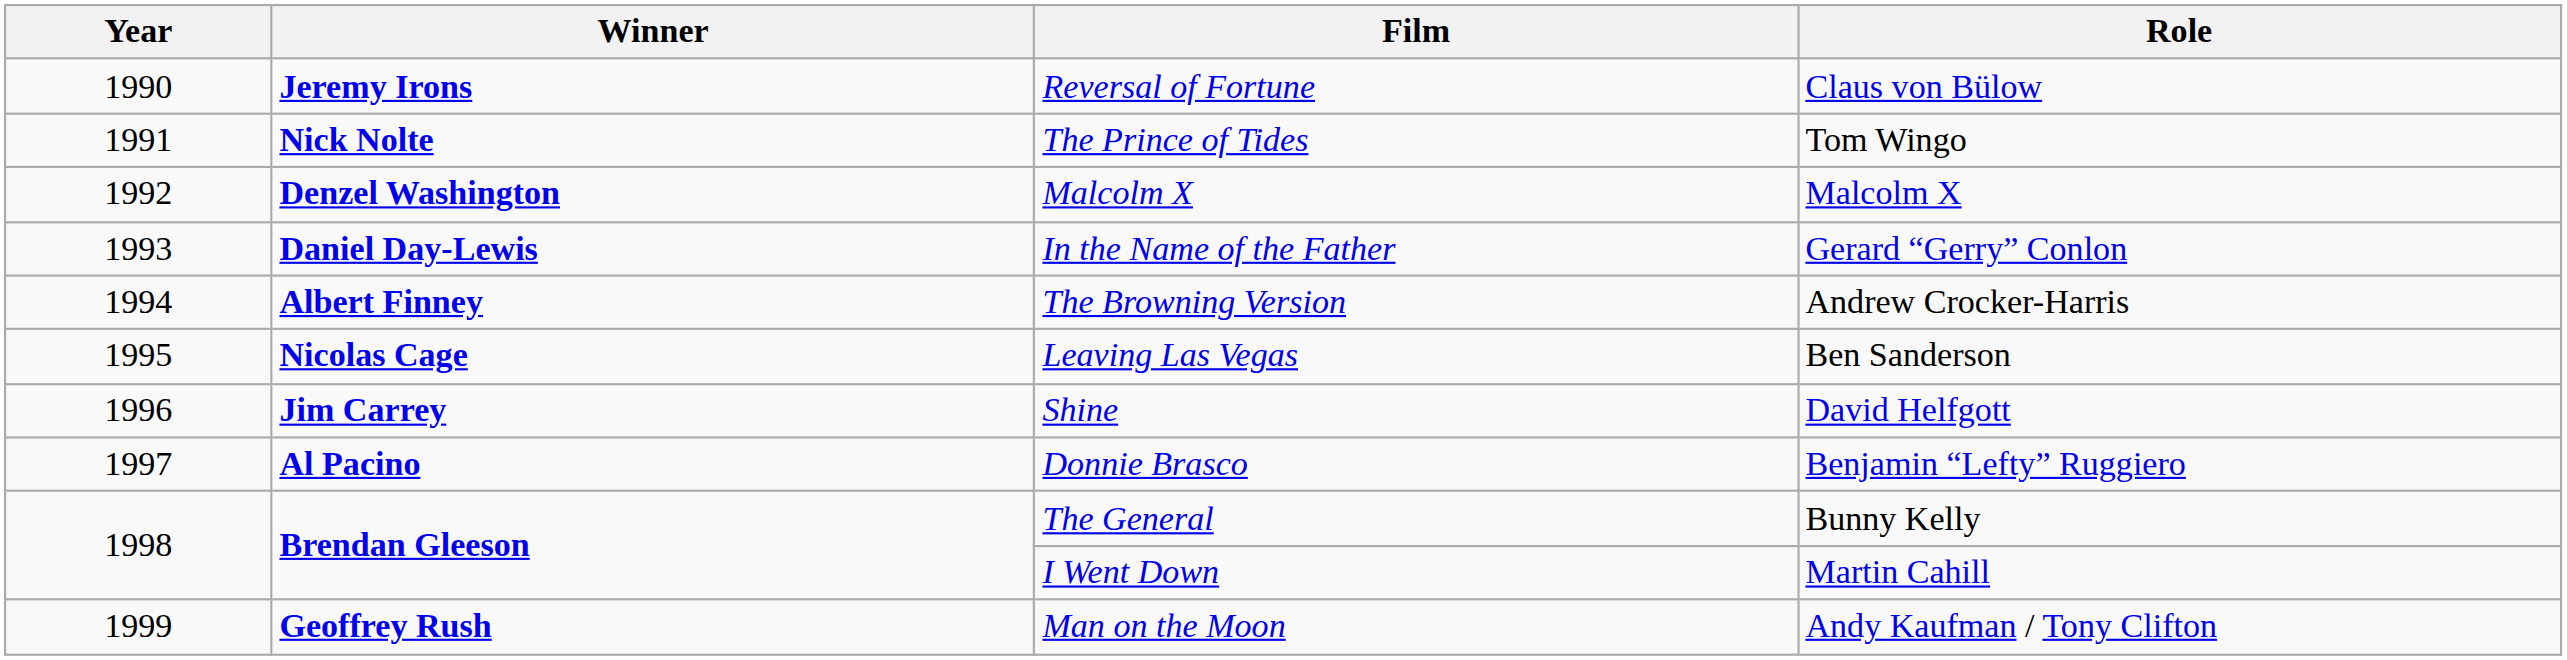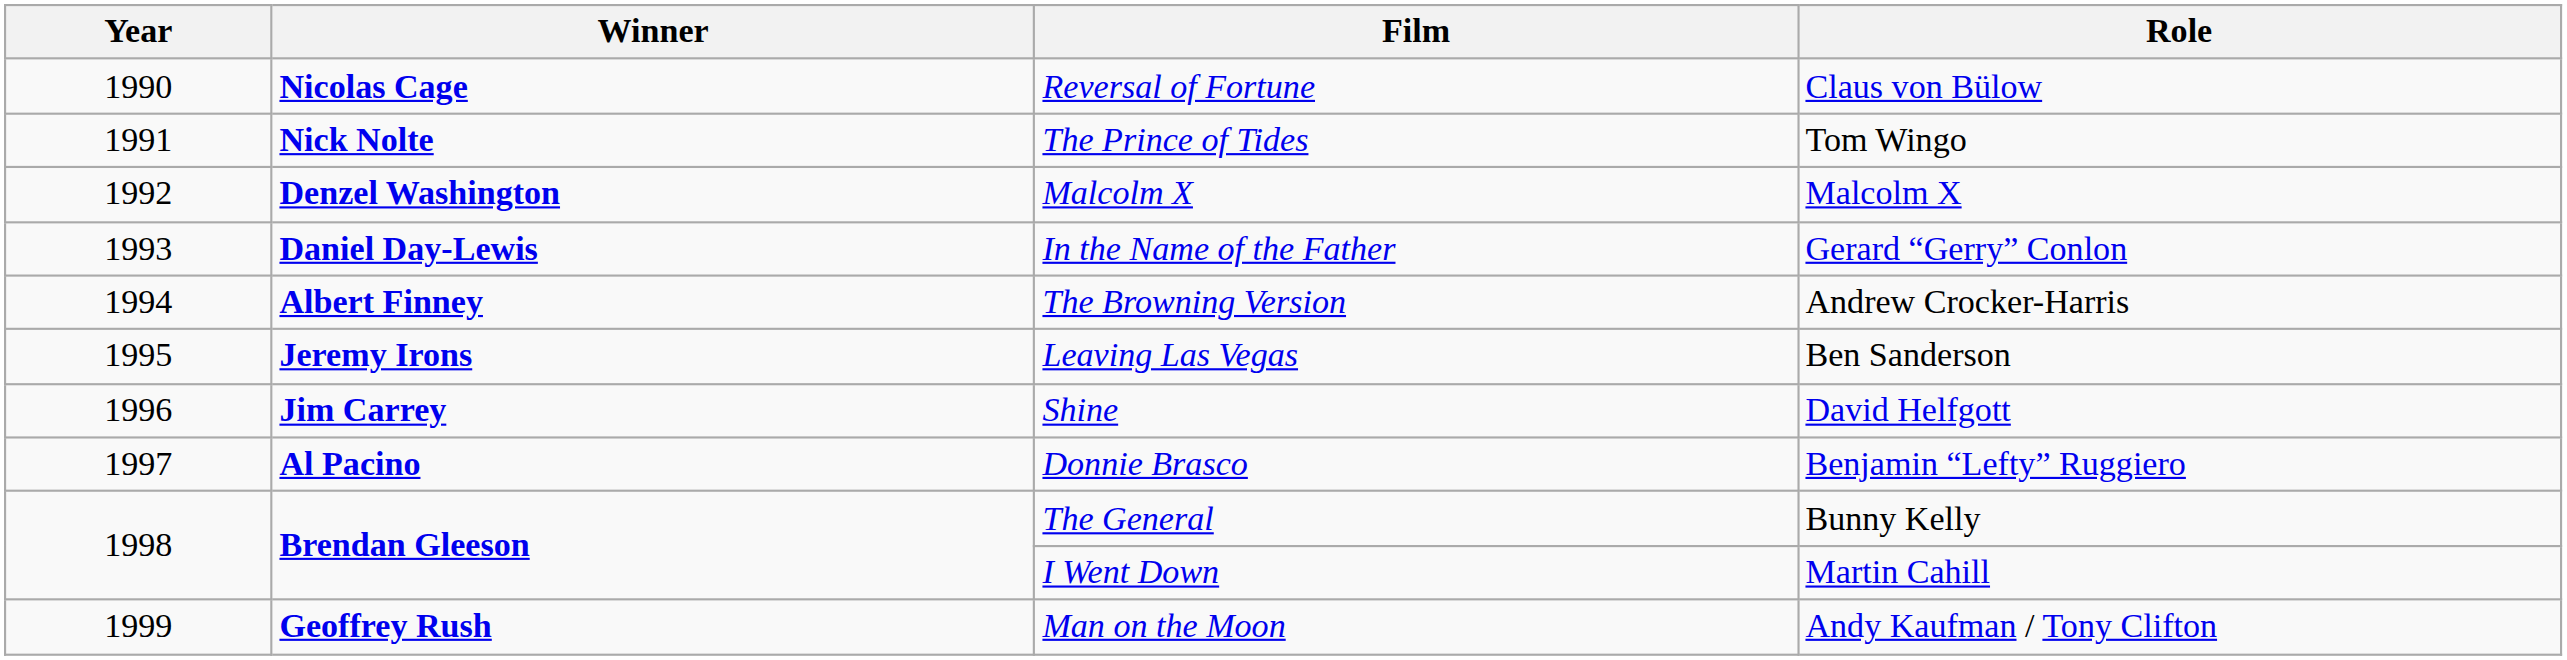(376, 85) Jeremy Irons -> (374, 85) Nicolas Cage
(374, 355) Nicolas Cage -> (376, 355) Jeremy Irons
